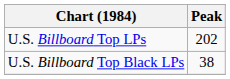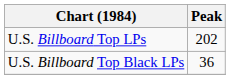(207, 62) 38 -> (207, 62) 36
